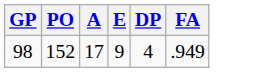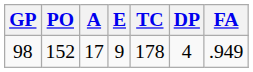+ column: (150, 20)
